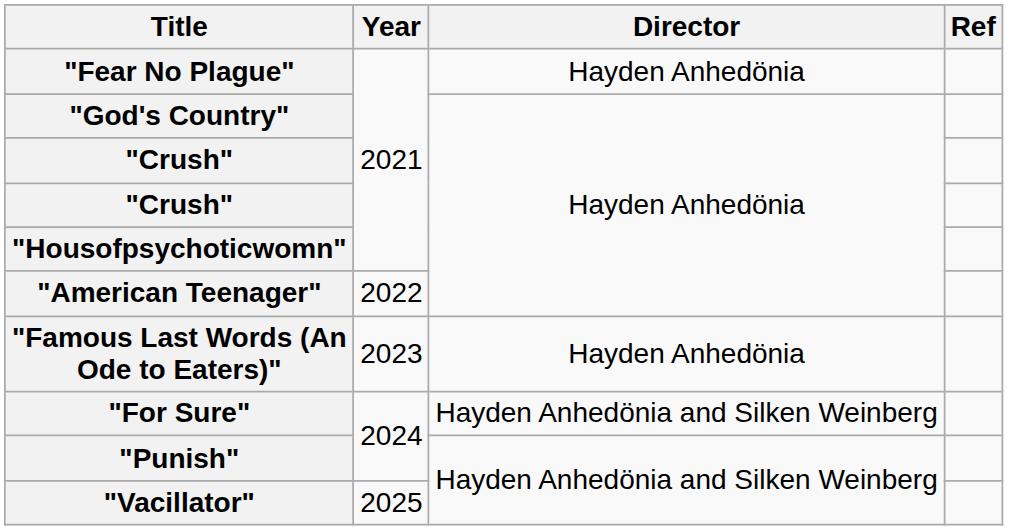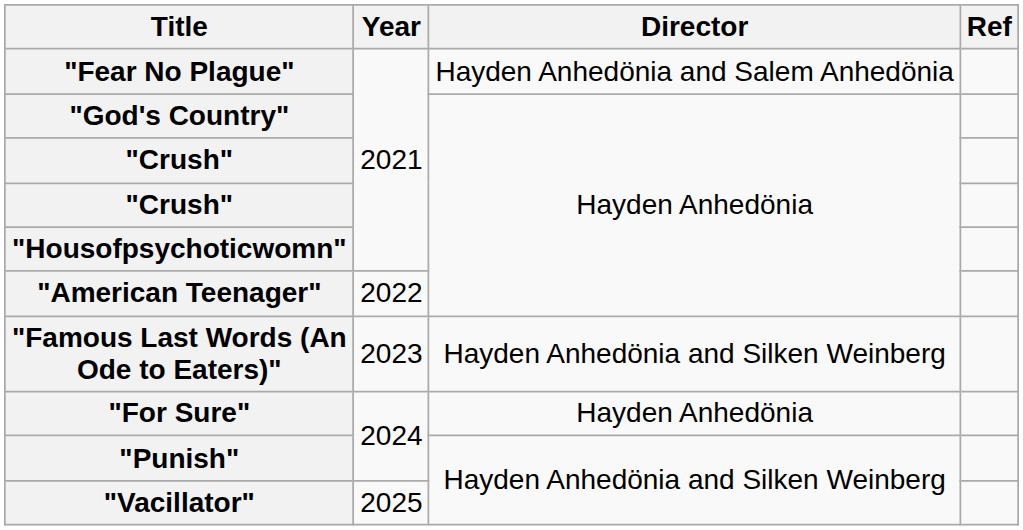(687, 71) Hayden Anhedönia -> (695, 71) Hayden Anhedönia and Salem Anhedönia
(687, 353) Hayden Anhedönia -> (695, 353) Hayden Anhedönia and Silken Weinberg
(687, 413) Hayden Anhedönia and Silken Weinberg -> (695, 413) Hayden Anhedönia
